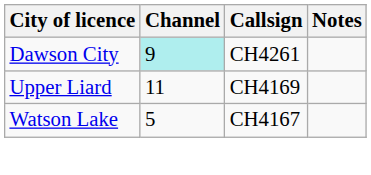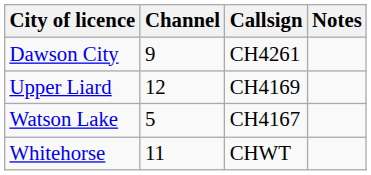(150, 53) paleturquoise background -> (150, 53) no background
(155, 86) 11 -> (155, 86) 12
+ row: (57, 152)
